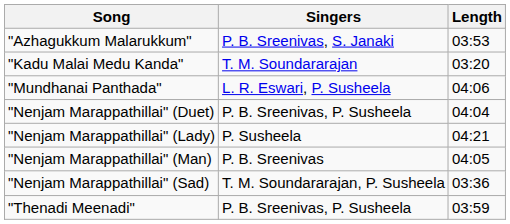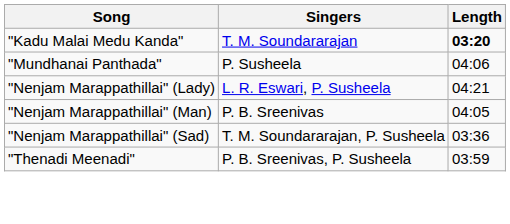- row: (100, 40)
(471, 64) normal -> (471, 40) bold
(306, 88) L. R. Eswari, P. Susheela -> (262, 64) P. Susheela
- row: (111, 112)
(262, 136) P. Susheela -> (306, 88) L. R. Eswari, P. Susheela
